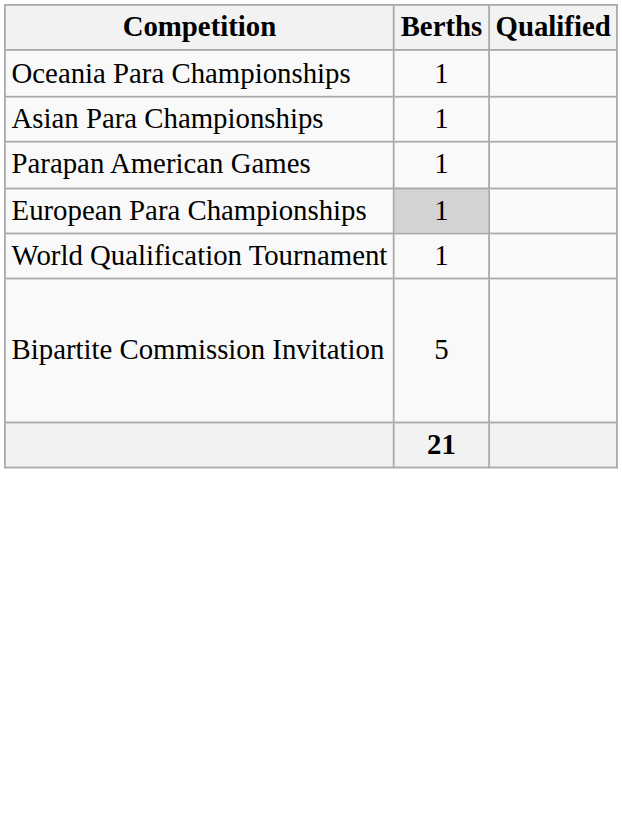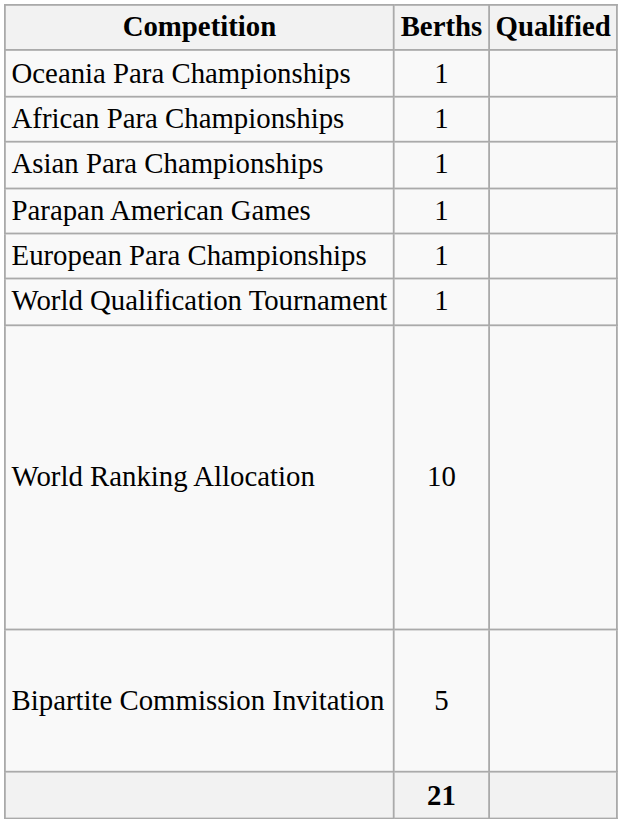+ row: (178, 118)
(441, 210) lightgrey background -> (441, 255) no background
+ row: (163, 476)
